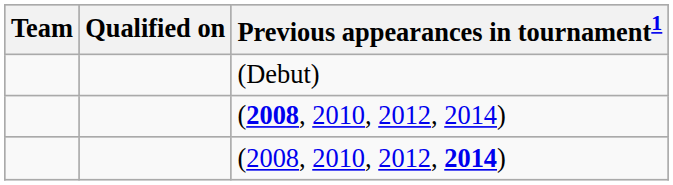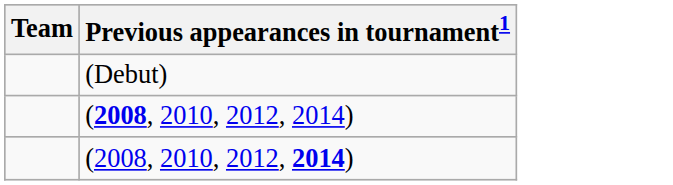- column: (155, 28)
